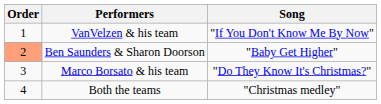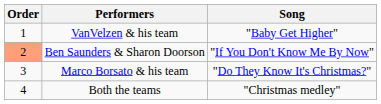(292, 33) "If You Don't Know Me By Now" -> (292, 33) "Baby Get Higher"
(292, 52) "Baby Get Higher" -> (292, 52) "If You Don't Know Me By Now"
